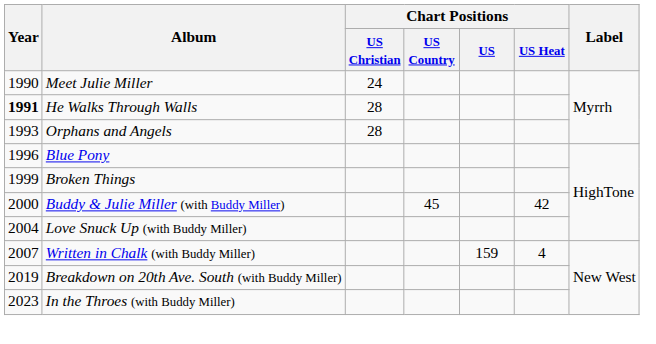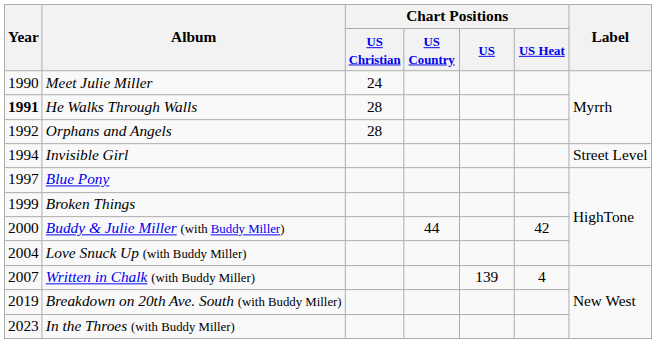(23, 131) 1993 -> (23, 131) 1992
+ row: (87, 155)
(23, 155) 1996 -> (23, 180) 1997
(432, 204) 45 -> (432, 228) 44
(487, 253) 159 -> (487, 277) 139
